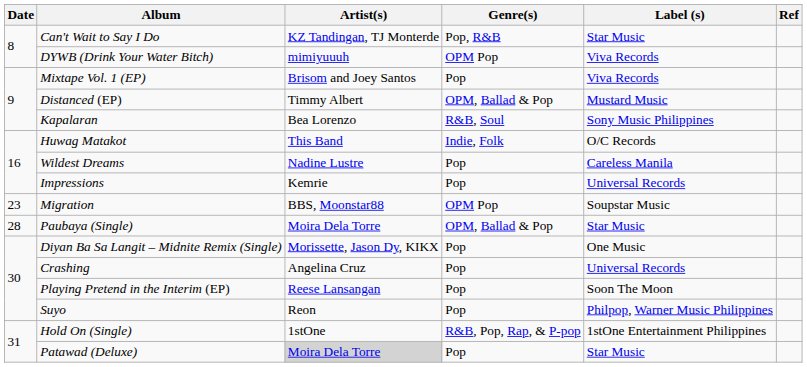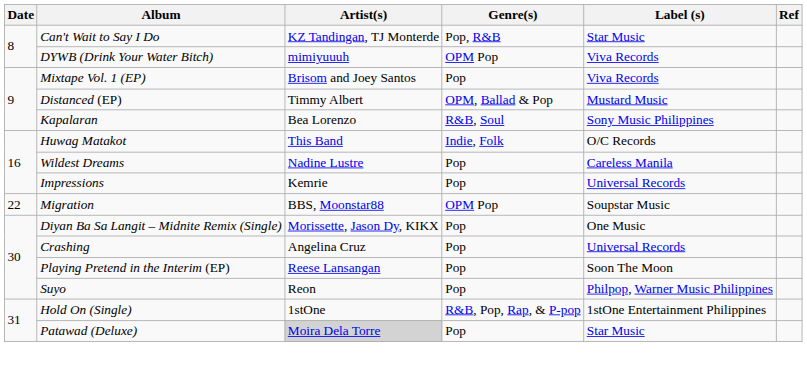(14, 204) 23 -> (14, 204) 22
- row: (86, 225)
